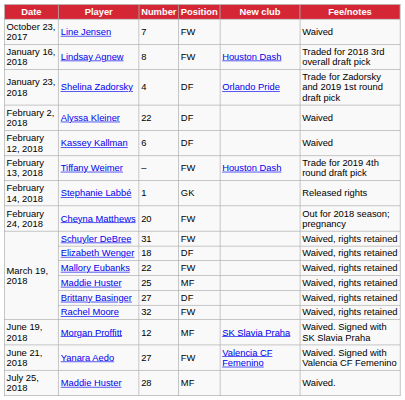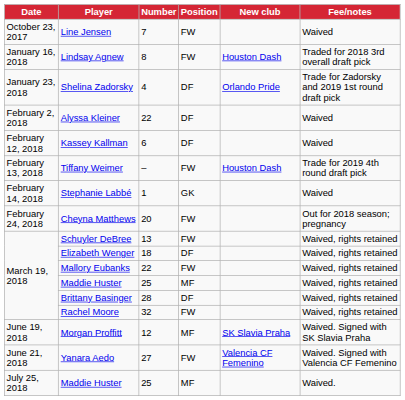(335, 194) Released rights -> (318, 194) Waived
(146, 239) 31 -> (146, 239) 13
(146, 298) 27 -> (146, 298) 28
(146, 383) 28 -> (146, 383) 25
